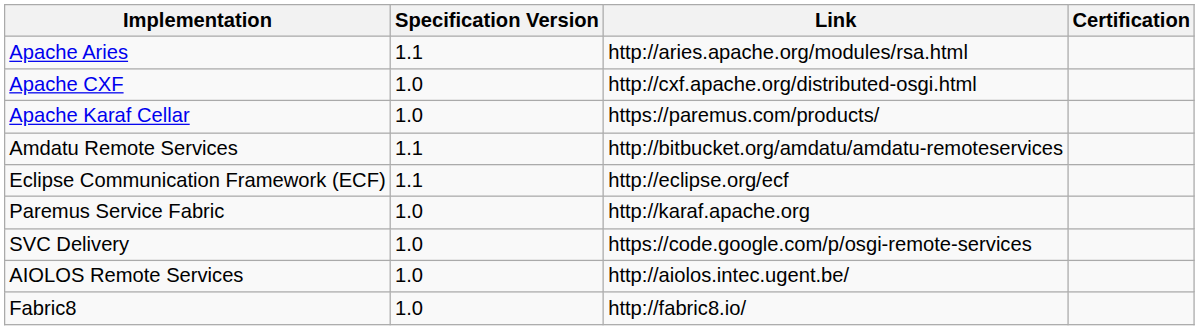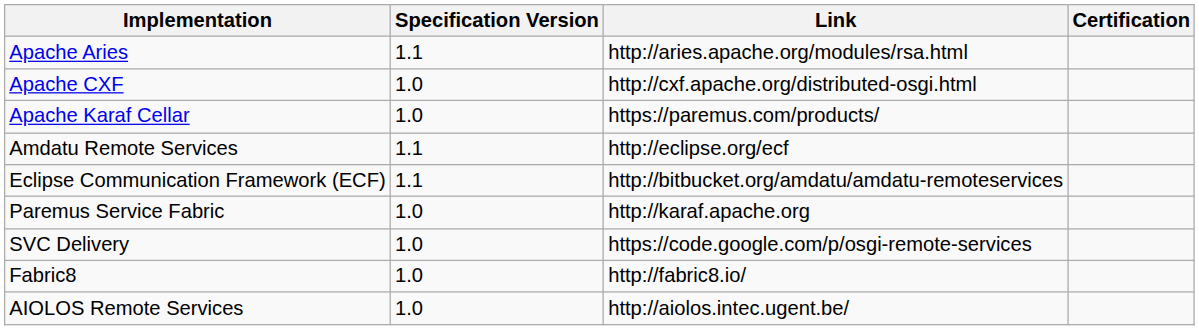(836, 148) http://bitbucket.org/amdatu/amdatu-remoteservices -> (698, 148) http://eclipse.org/ecf
(698, 180) http://eclipse.org/ecf -> (836, 180) http://bitbucket.org/amdatu/amdatu-remoteservices
rows swapped: (126, 276) <-> (43, 308)
